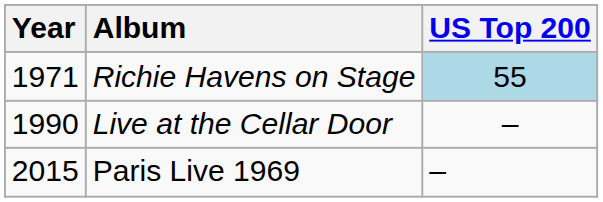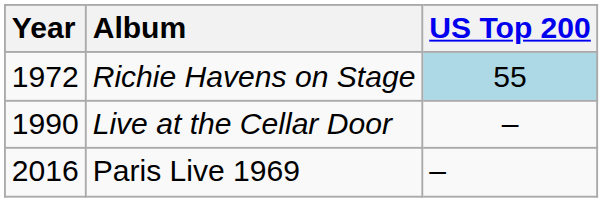(45, 76) 1971 -> (45, 76) 1972
(45, 171) 2015 -> (45, 171) 2016
